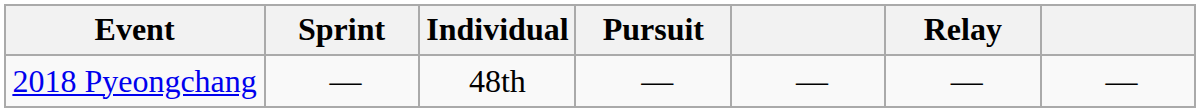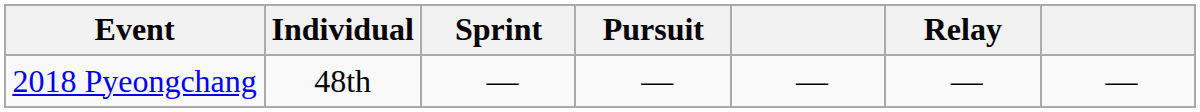columns swapped: (497, 29) <-> (342, 29)
